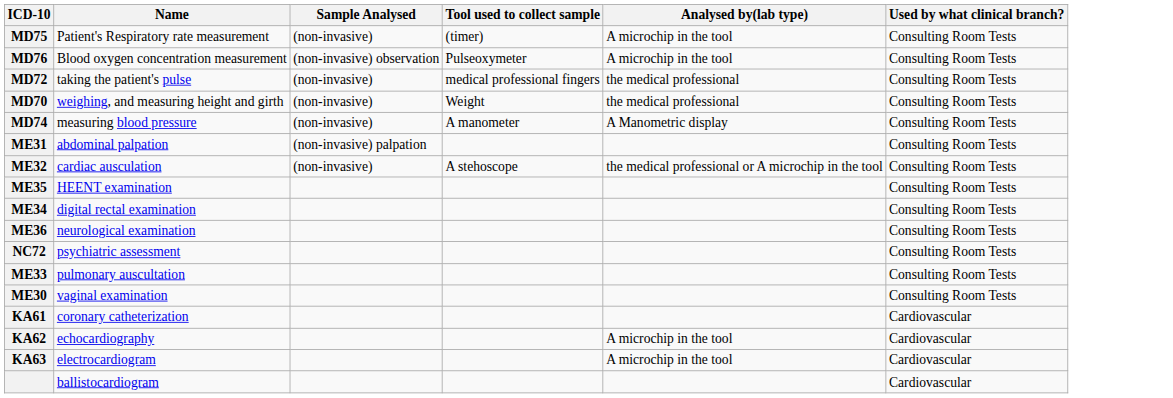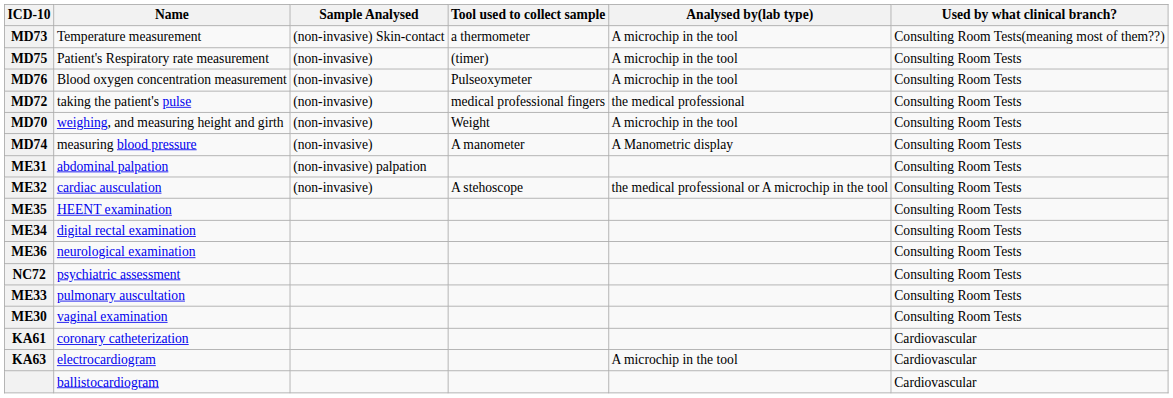+ row: (29, 36)
(366, 58) (non-invasive) observation -> (333, 79) (non-invasive)
(673, 101) the medical professional -> (675, 123) A microchip in the tool
- row: (29, 338)
